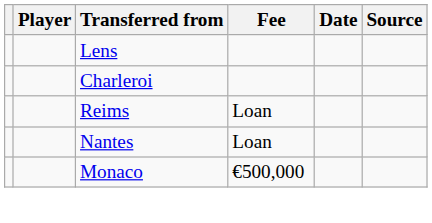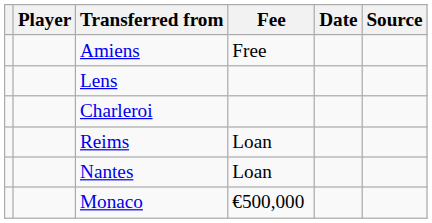+ row: (110, 50)
